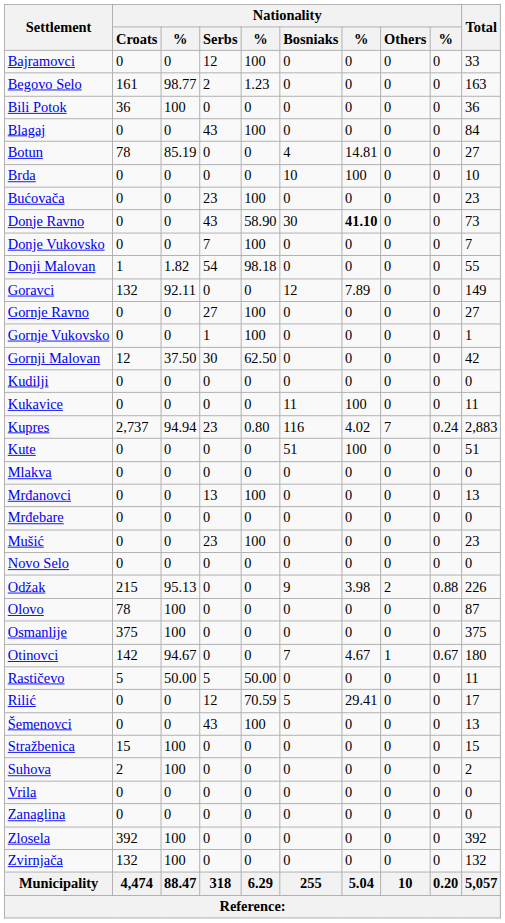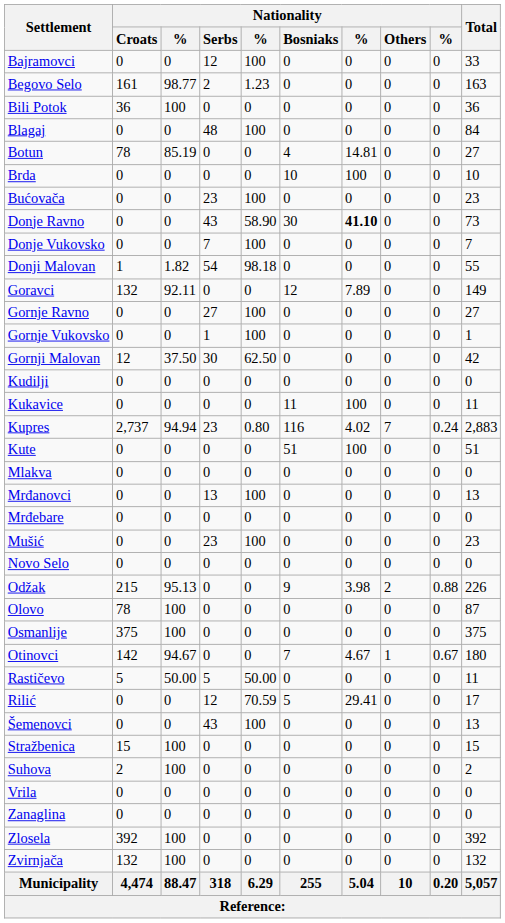(210, 130) 43 -> (210, 130) 48
